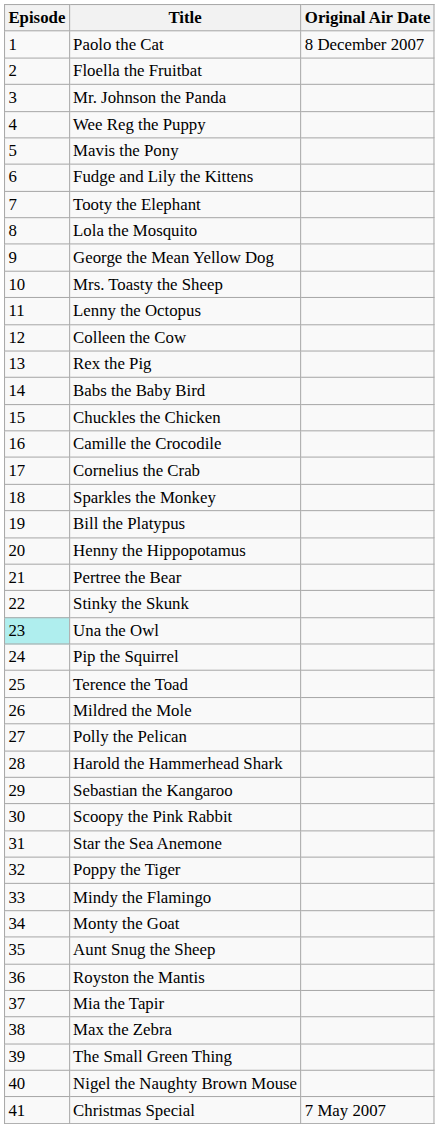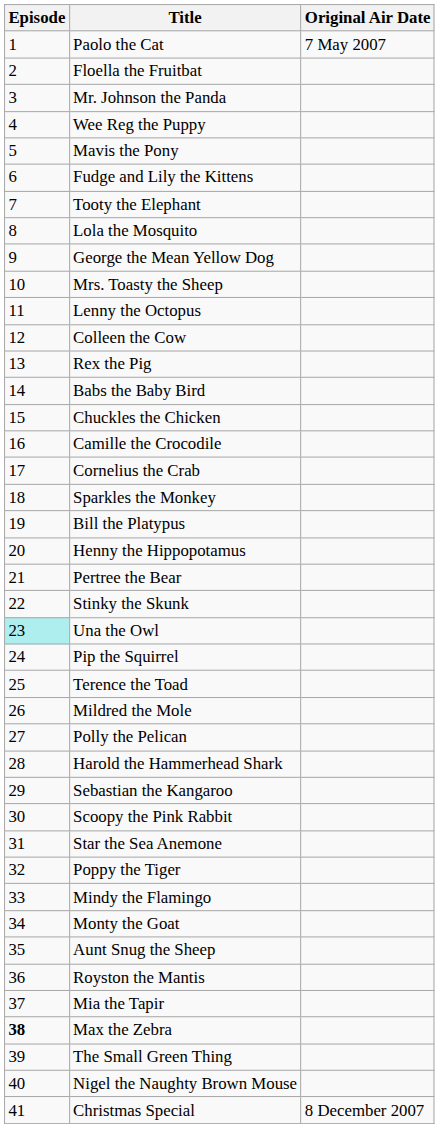(365, 44) 8 December 2007 -> (345, 44) 7 May 2007
(17, 1030) normal -> (17, 1030) bold
(345, 1110) 7 May 2007 -> (365, 1110) 8 December 2007
